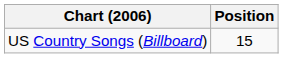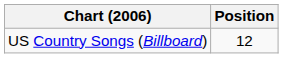(244, 40) 15 -> (244, 40) 12
